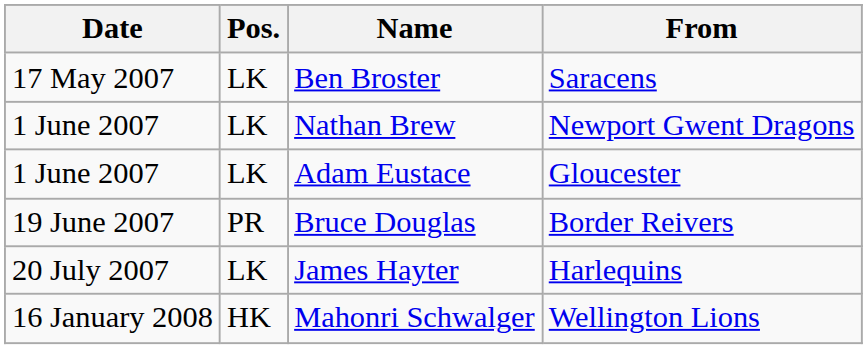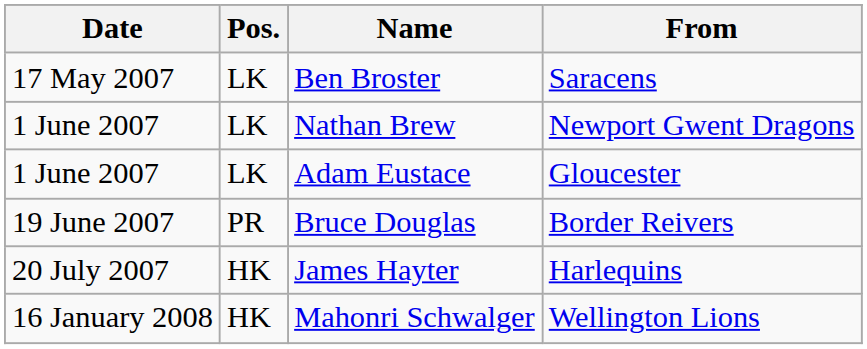(247, 269) LK -> (249, 269) HK
